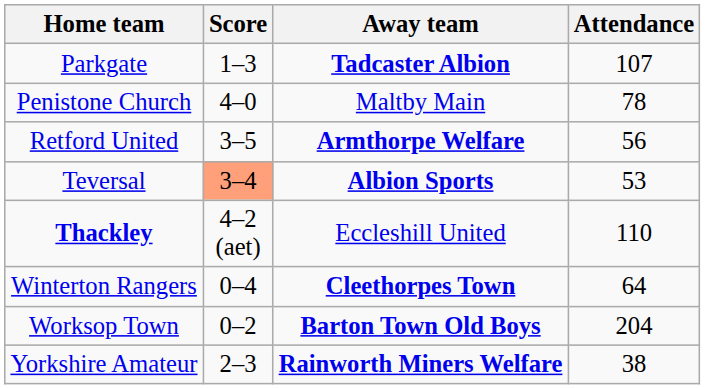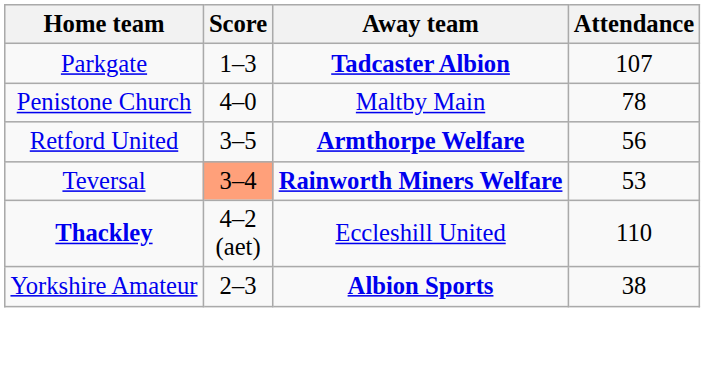(421, 180) Albion Sports -> (421, 180) Rainworth Miners Welfare
- row: (104, 286)
- row: (104, 325)
(421, 364) Rainworth Miners Welfare -> (421, 286) Albion Sports
